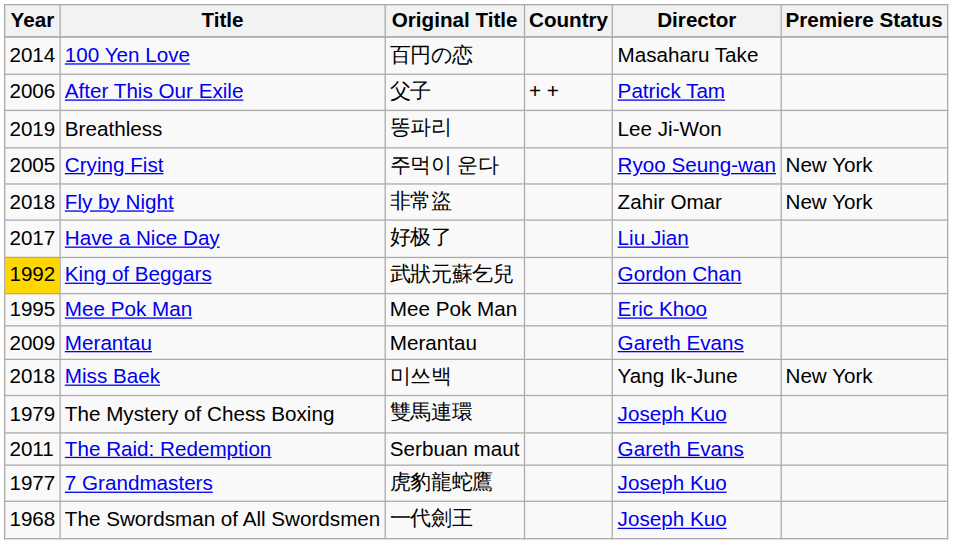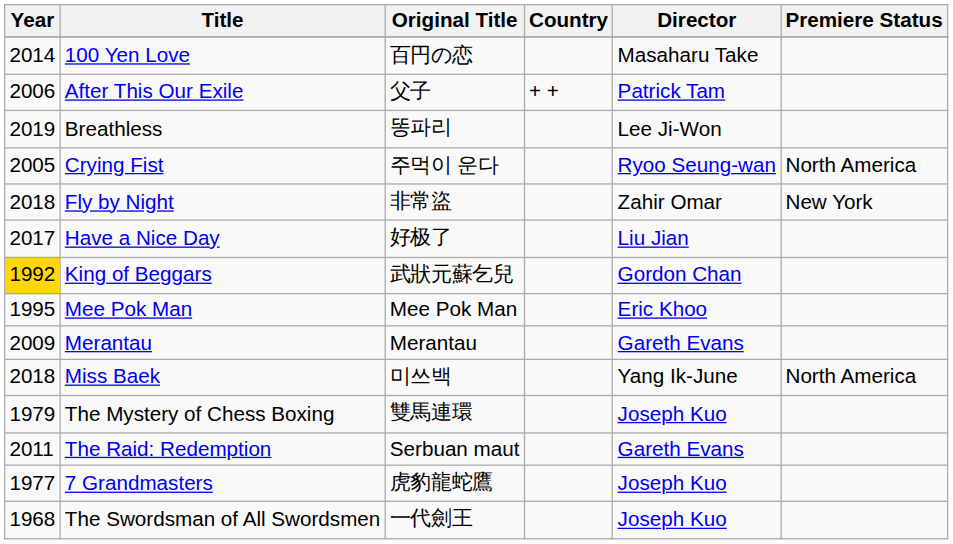(829, 165) New York -> (851, 165) North America
(829, 377) New York -> (851, 377) North America
